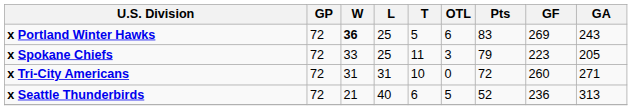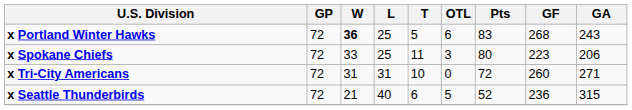(539, 34) 269 -> (539, 34) 268
(485, 54) 79 -> (485, 54) 80
(589, 54) 205 -> (589, 54) 206
(589, 94) 313 -> (589, 94) 315
